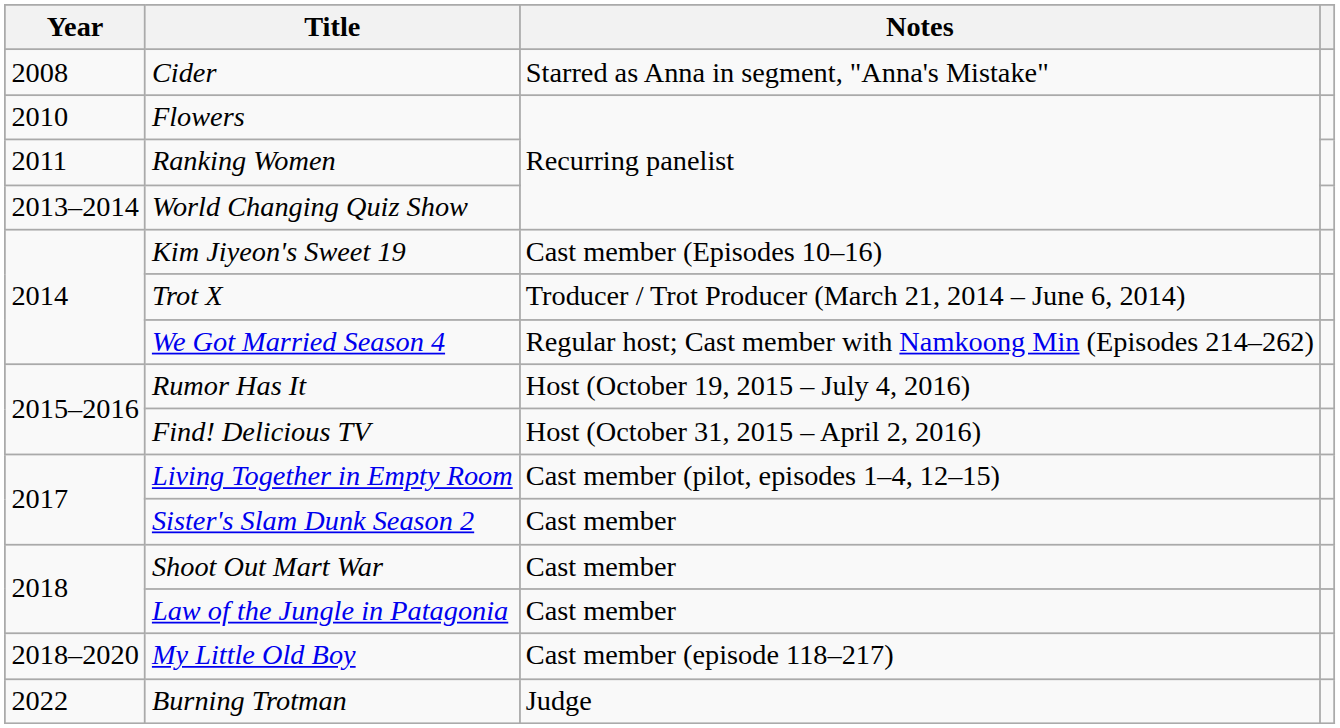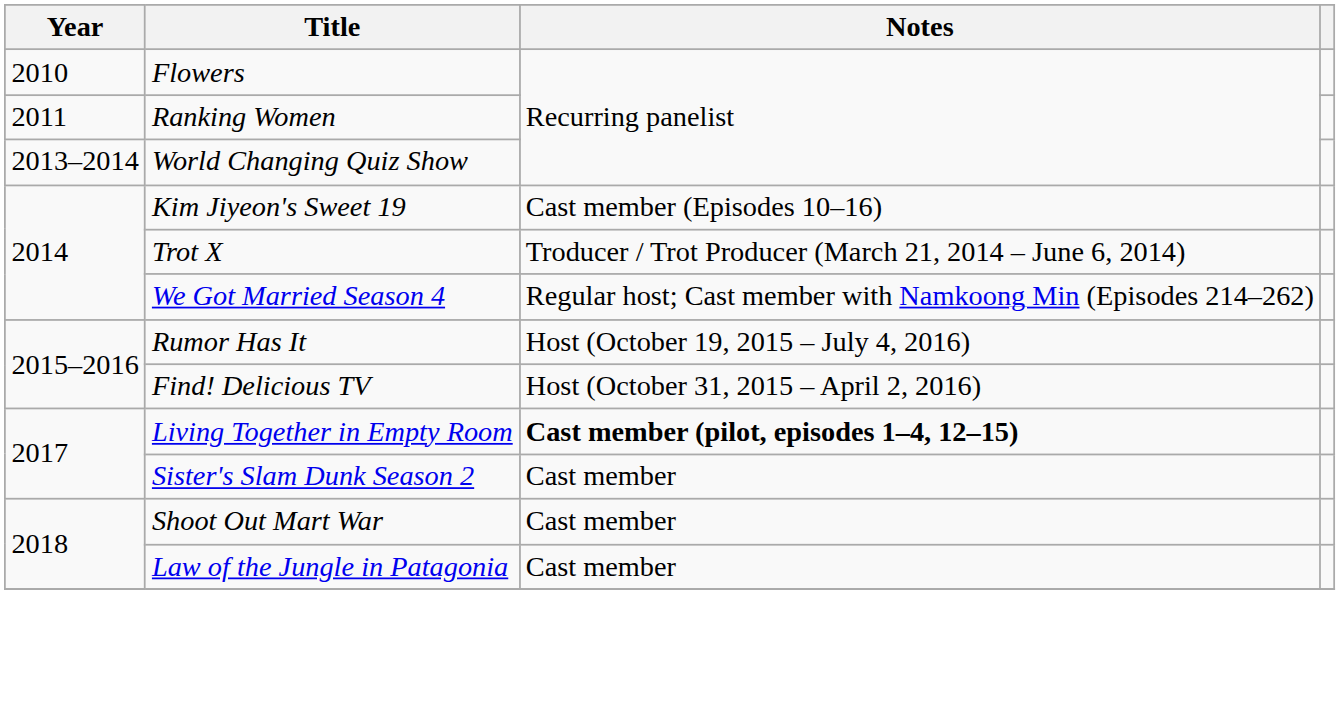- row: (184, 71)
(763, 476) normal -> (772, 431) bold
- row: (254, 655)
- row: (249, 700)
